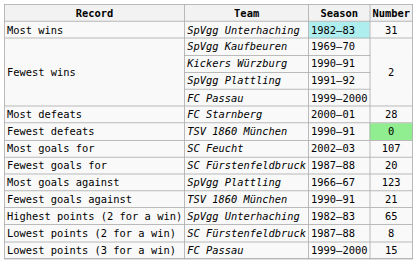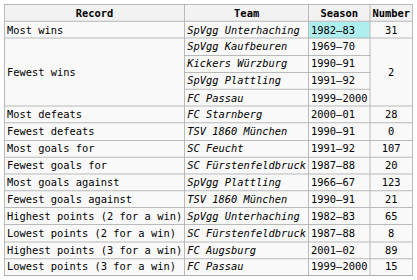(391, 132) lightgreen background -> (391, 132) no background
(333, 148) 2002–03 -> (333, 148) 1991–92
+ row: (95, 250)
